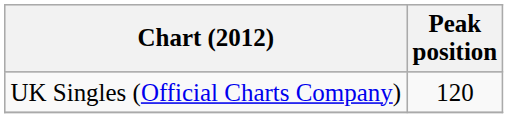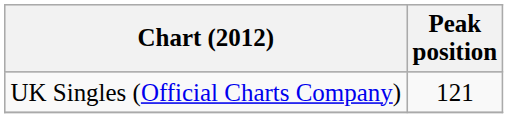(455, 91) 120 -> (455, 91) 121
